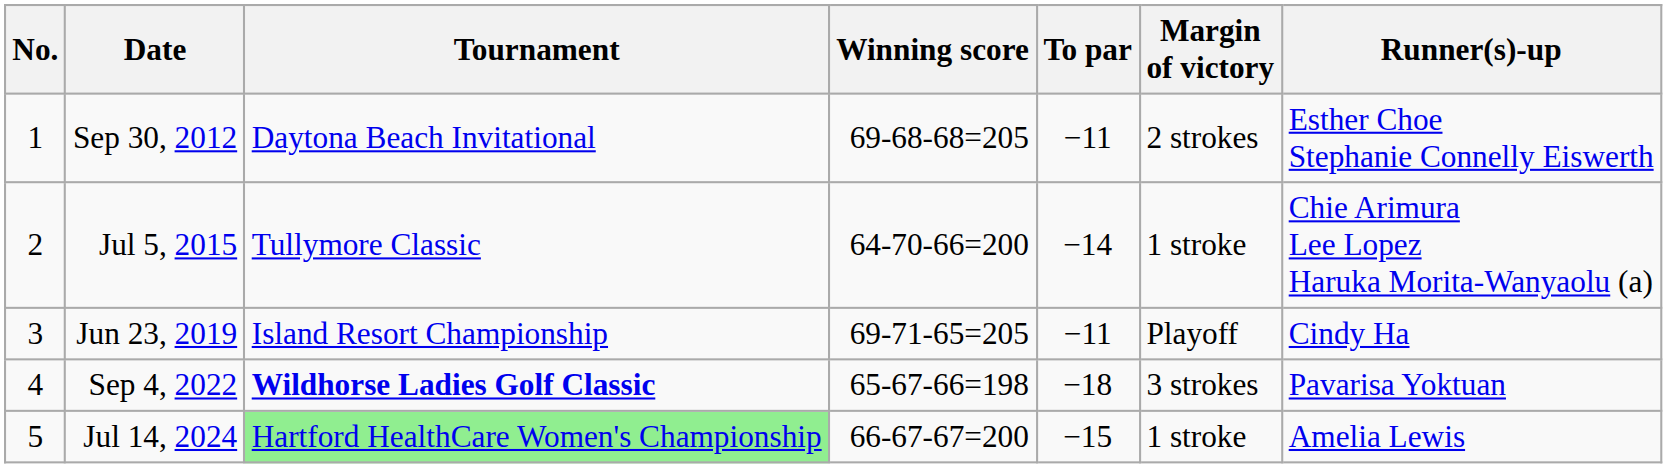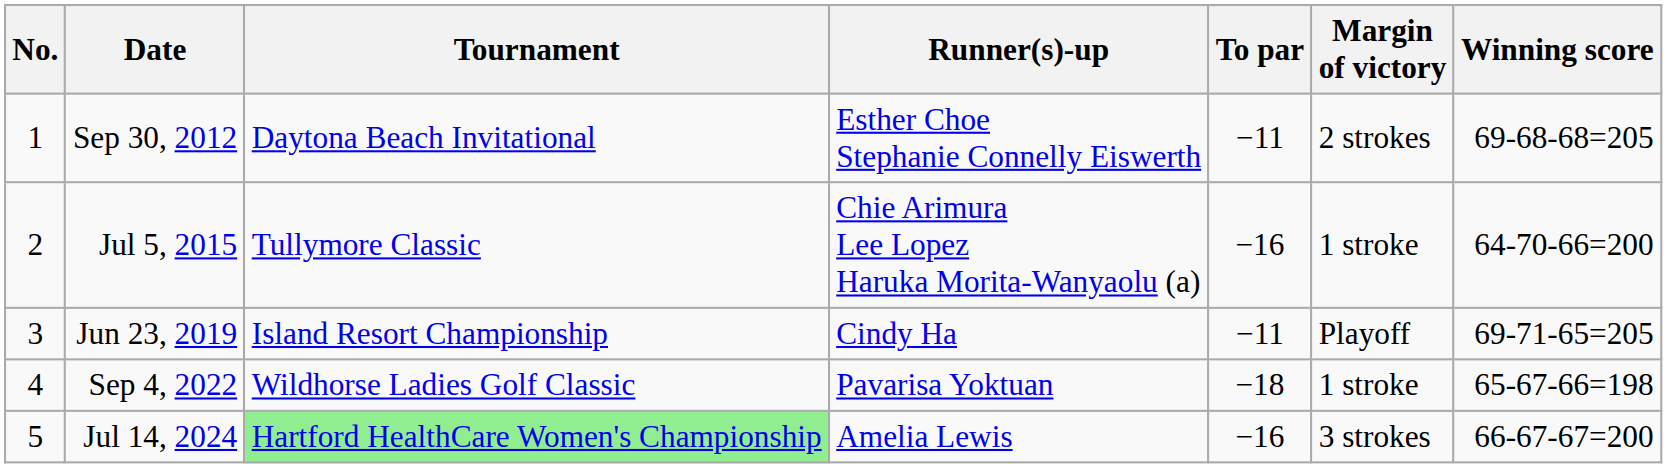columns swapped: (933, 49) <-> (1471, 49)
(1088, 244) −14 -> (1260, 244) −16
(454, 385) bold -> (444, 385) normal
(1202, 385) 3 strokes -> (1369, 385) 1 stroke
(1088, 436) −15 -> (1260, 436) −16
(1196, 436) 1 stroke -> (1375, 436) 3 strokes
